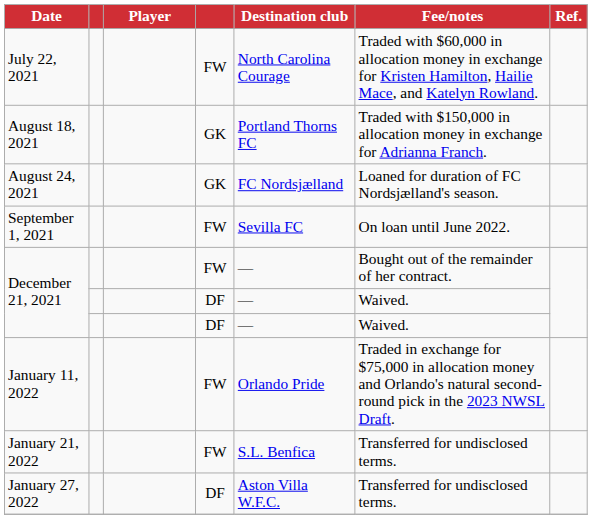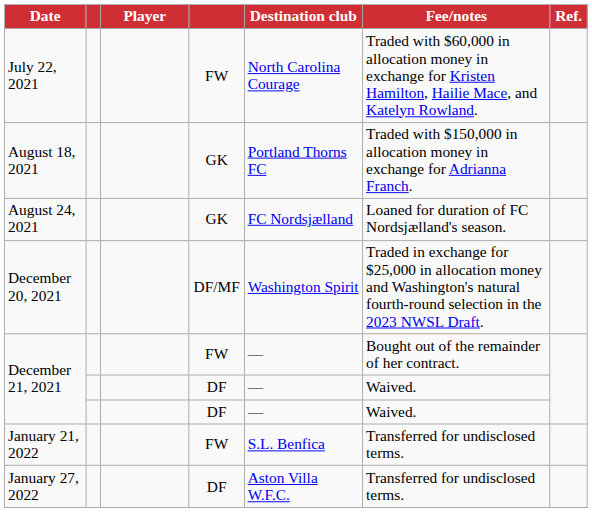- row: (41, 226)
+ row: (40, 286)
- row: (43, 384)
